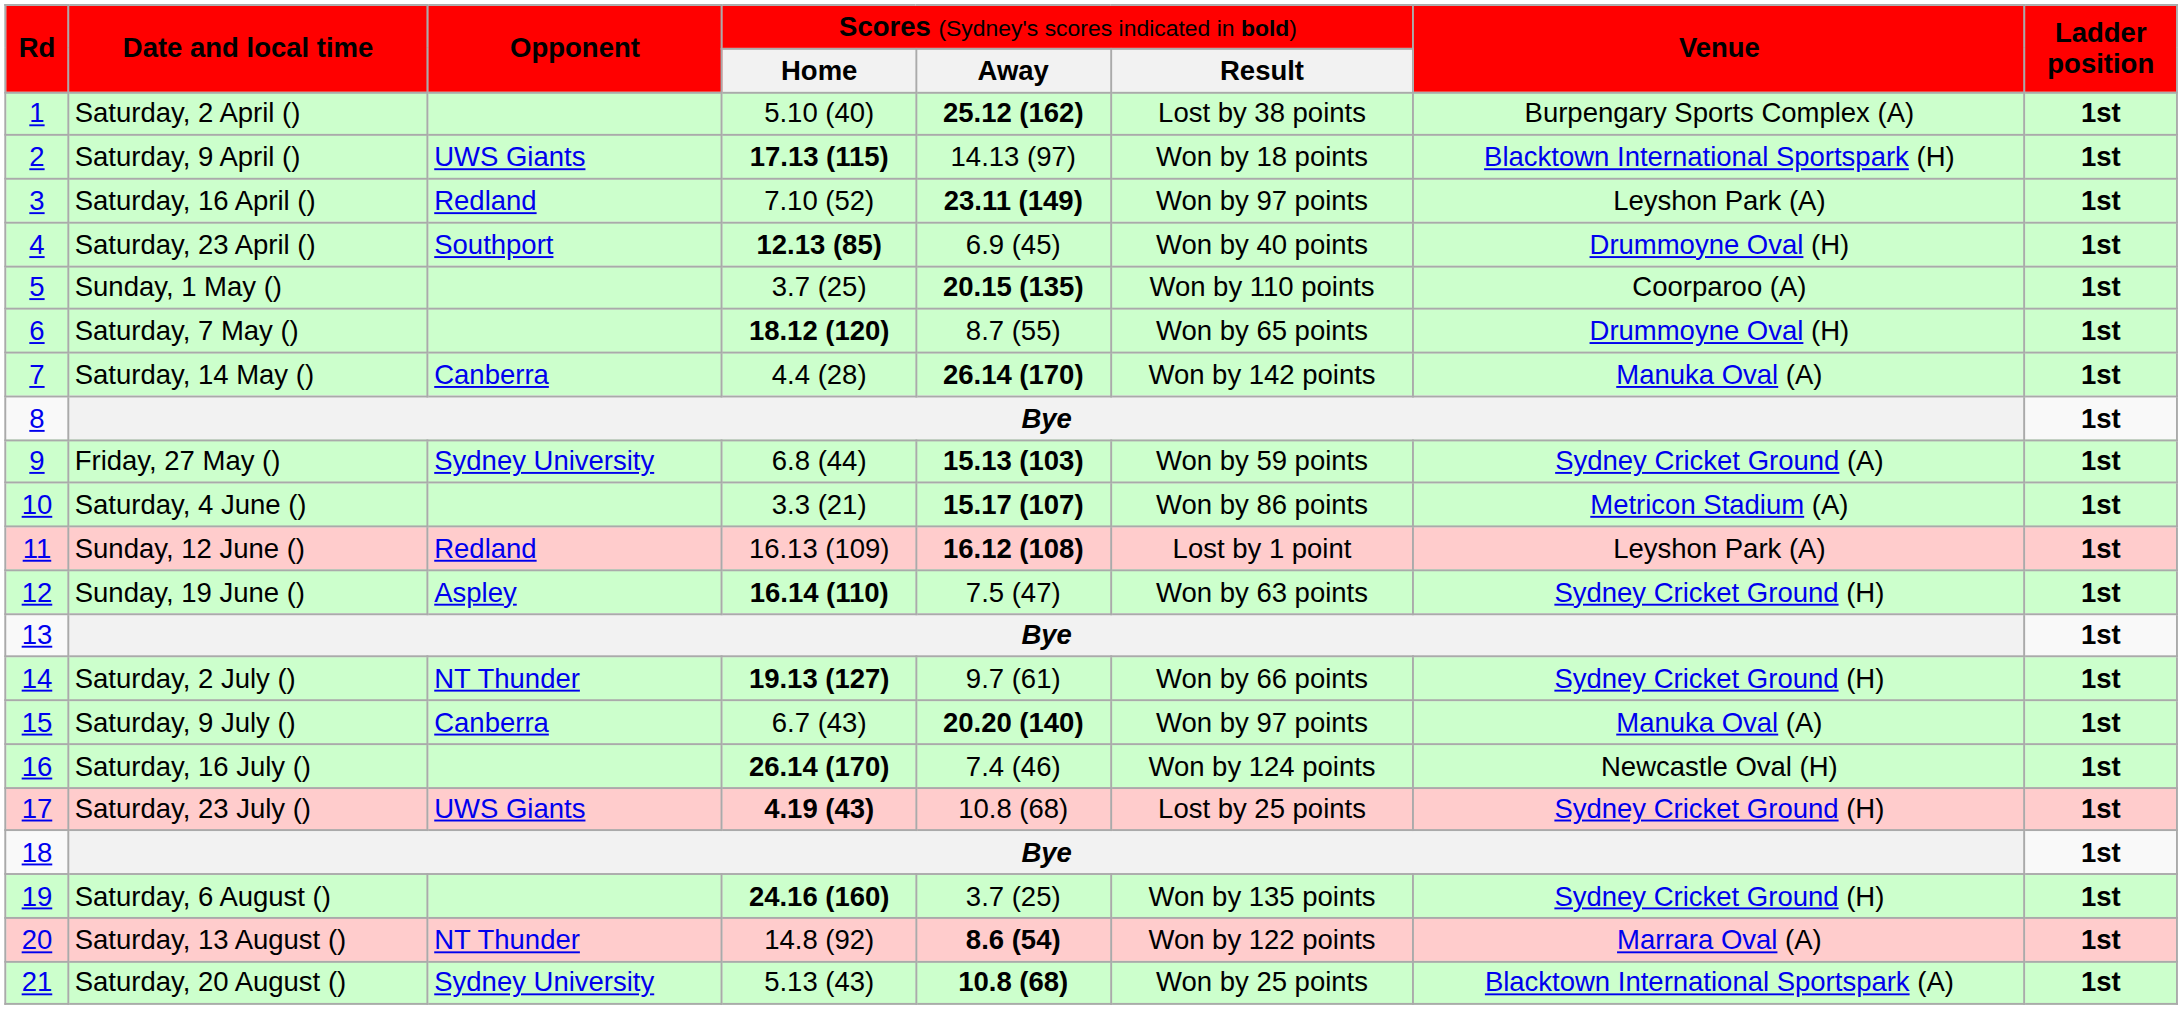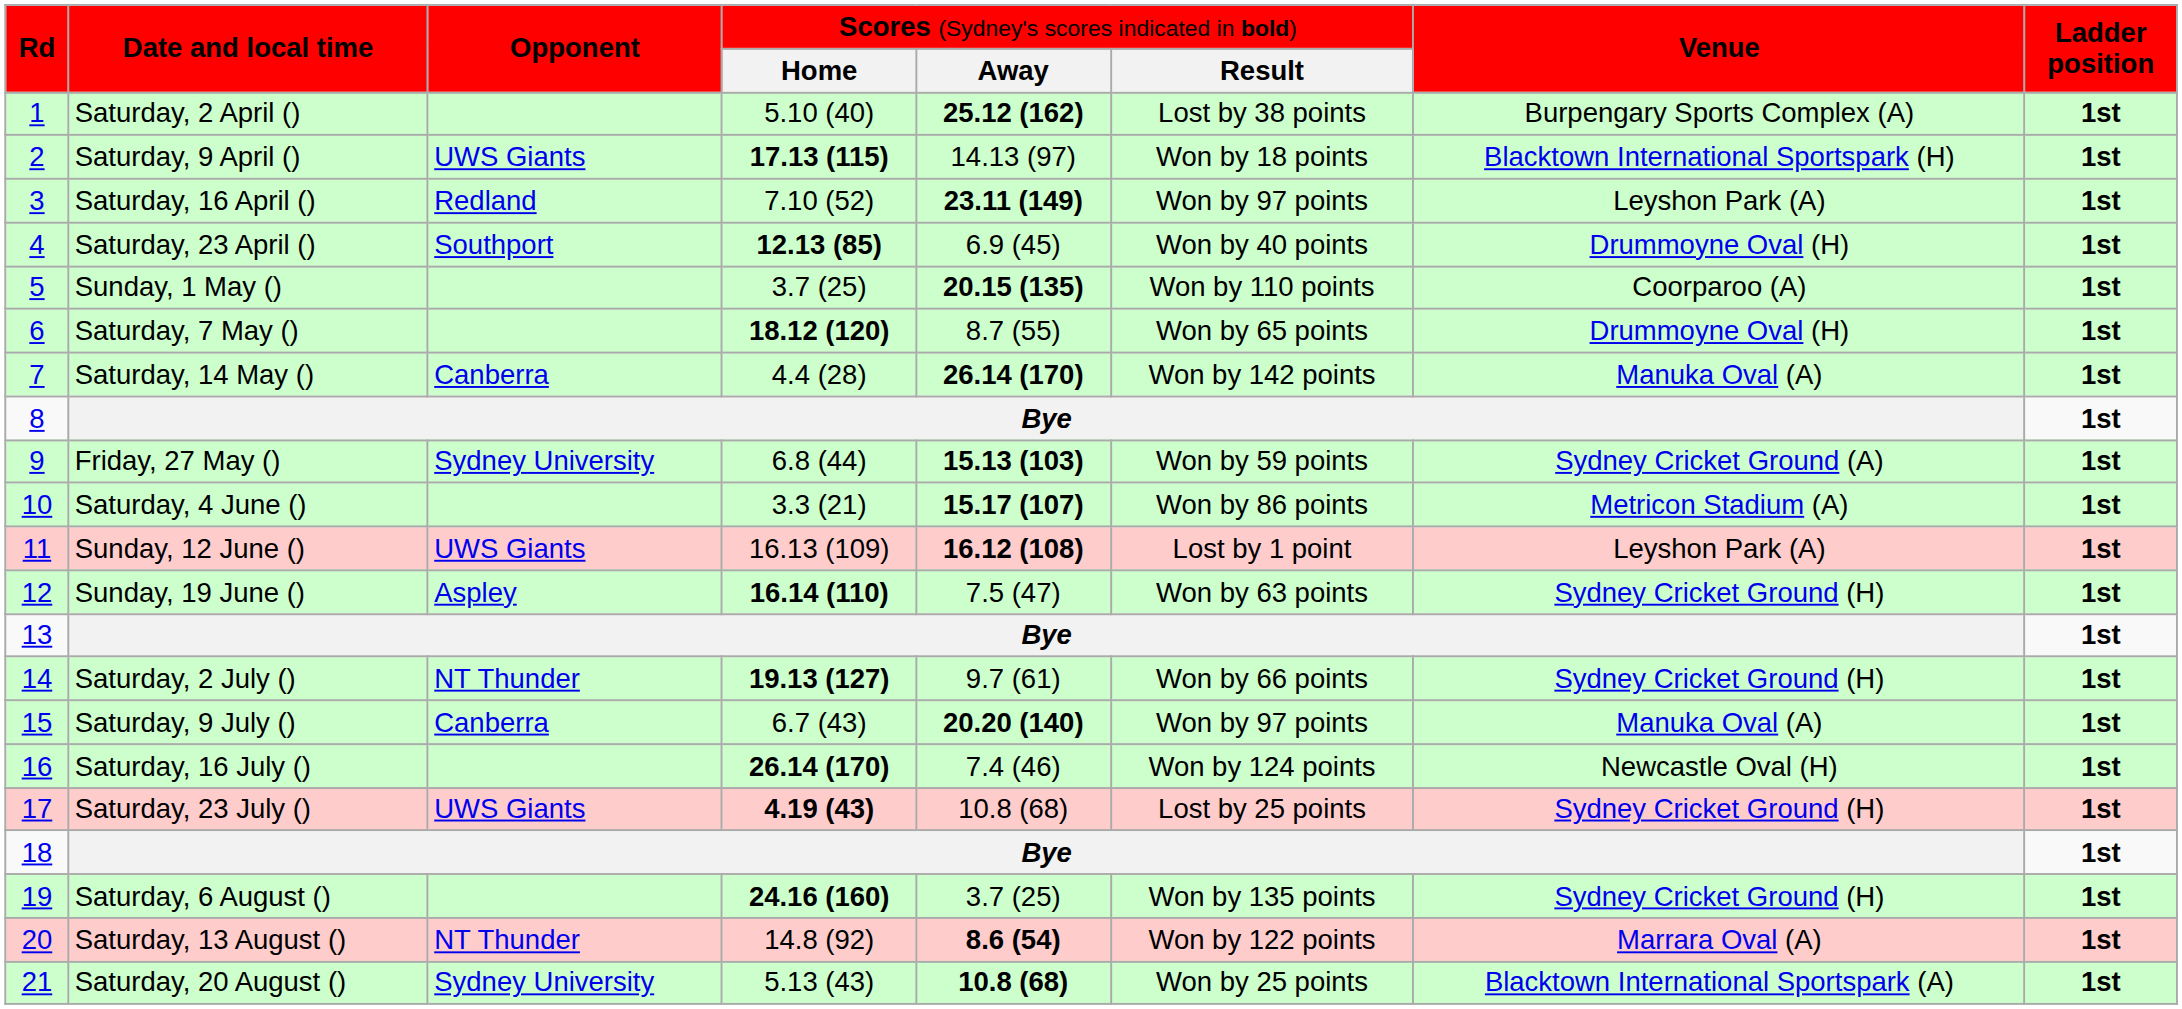(485, 549) Redland -> (510, 549) UWS Giants
